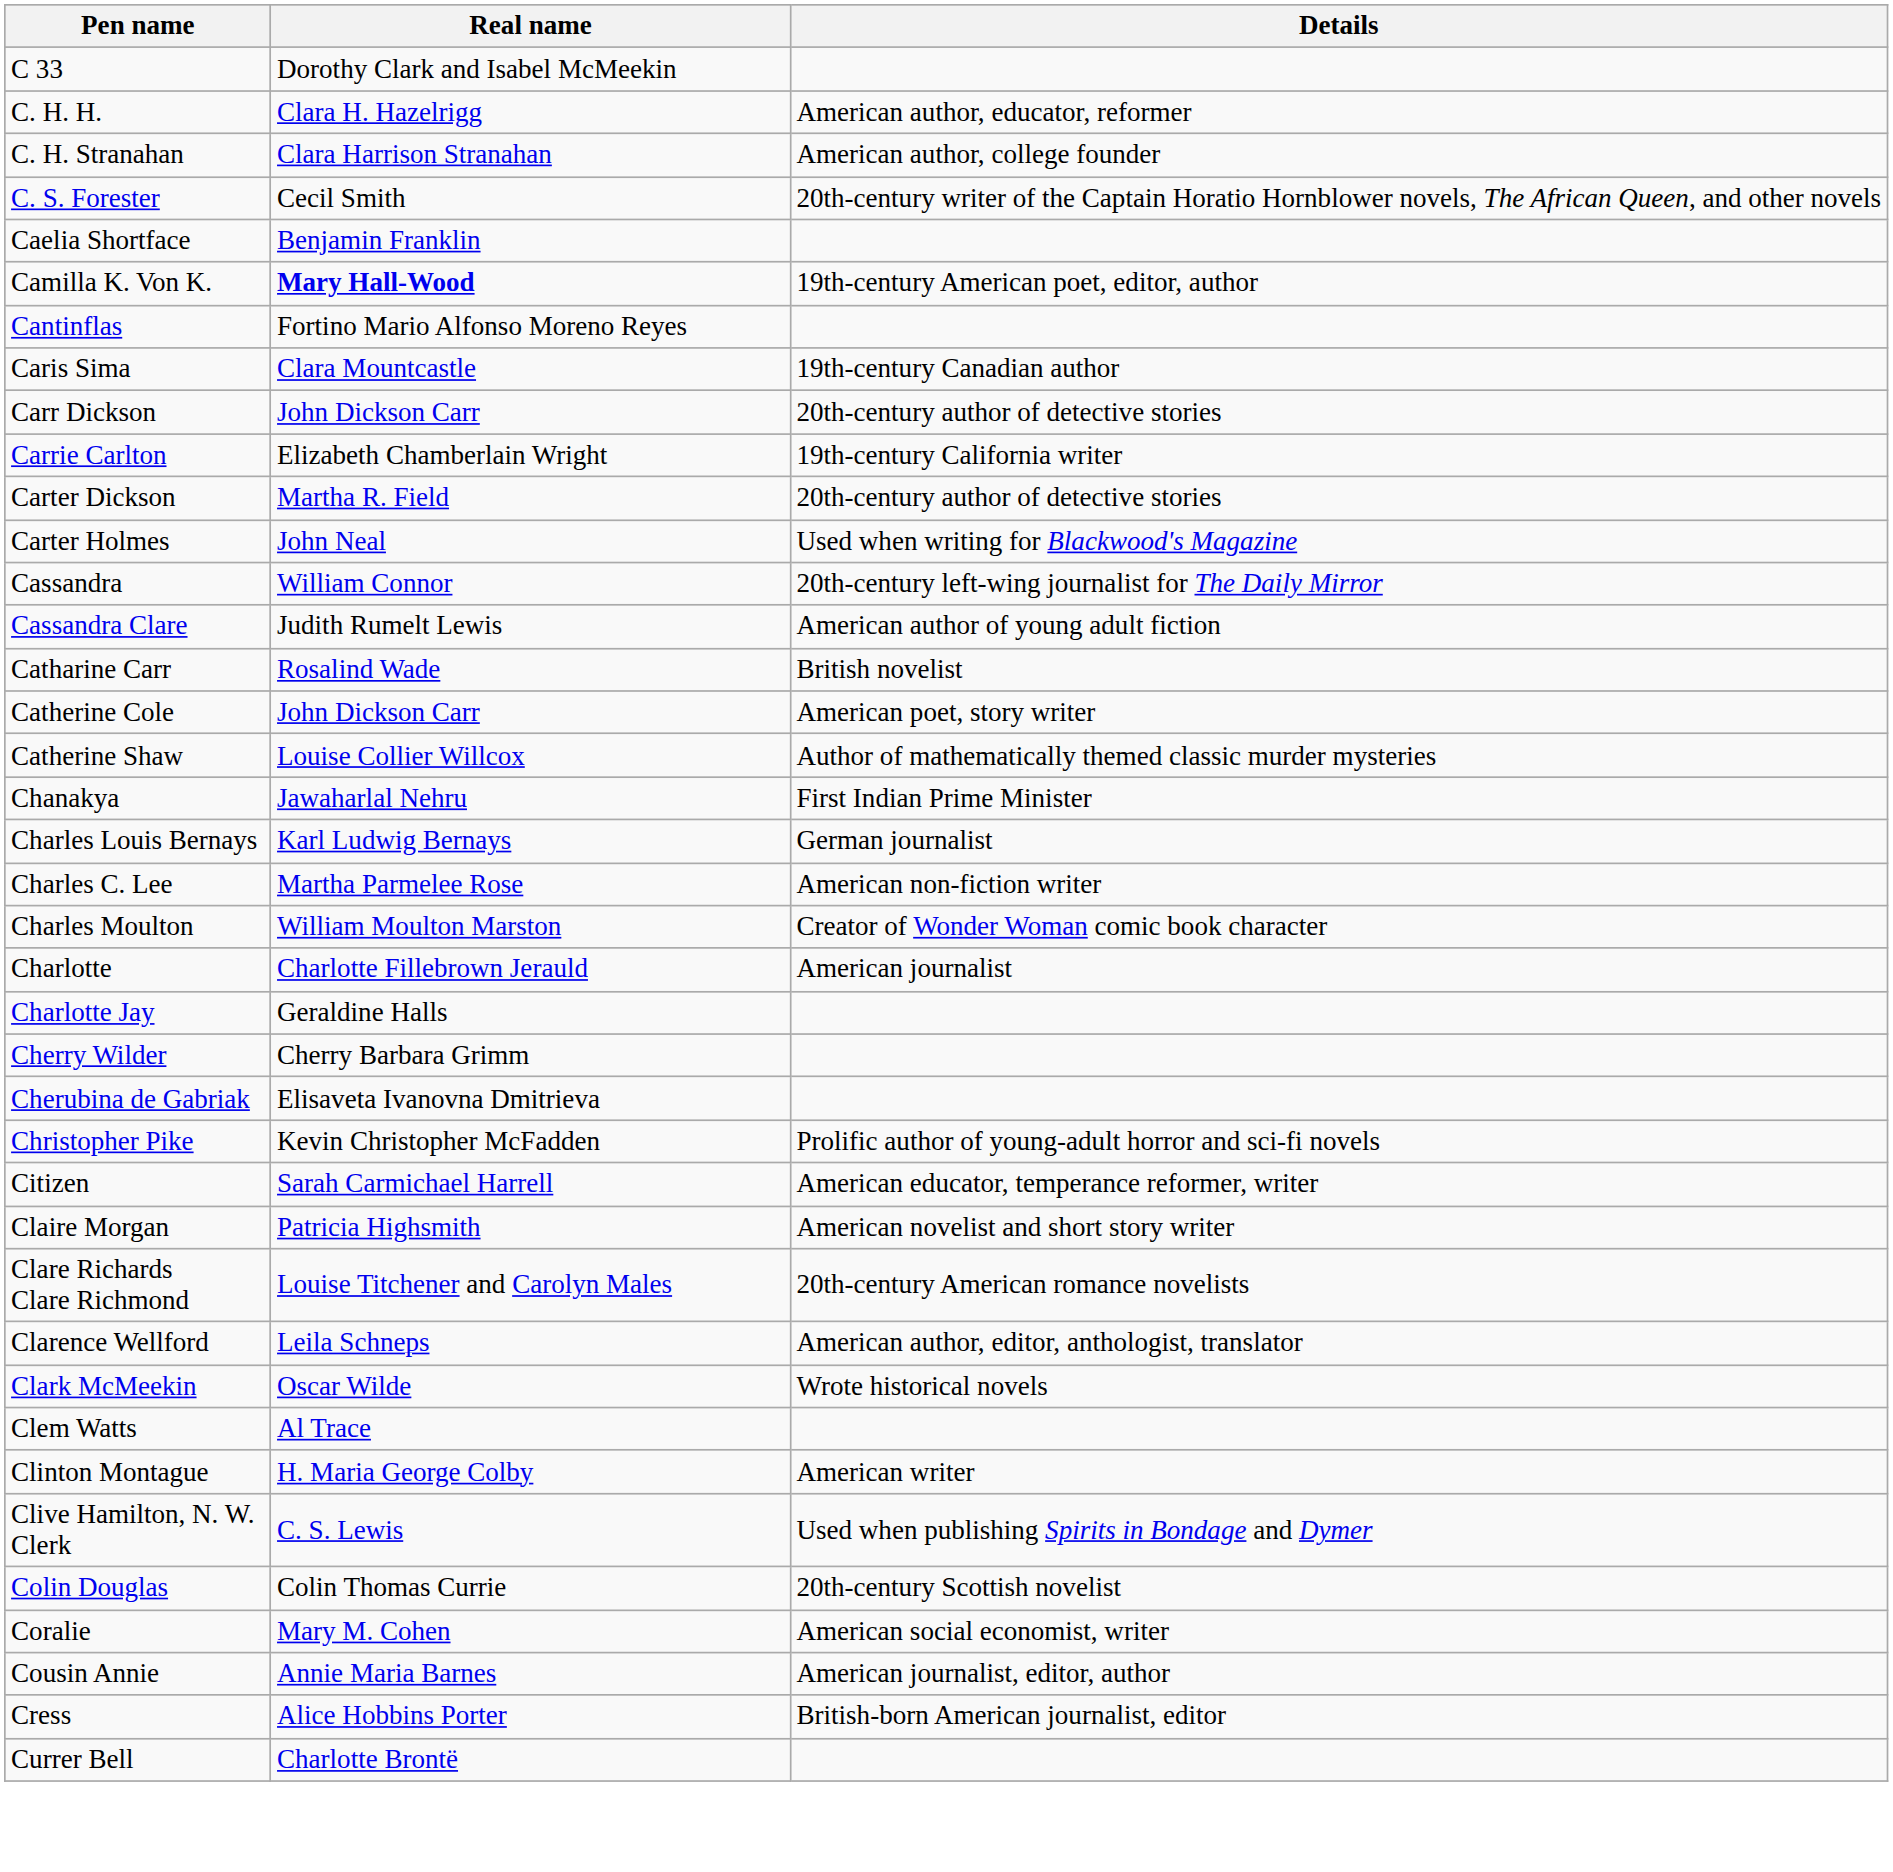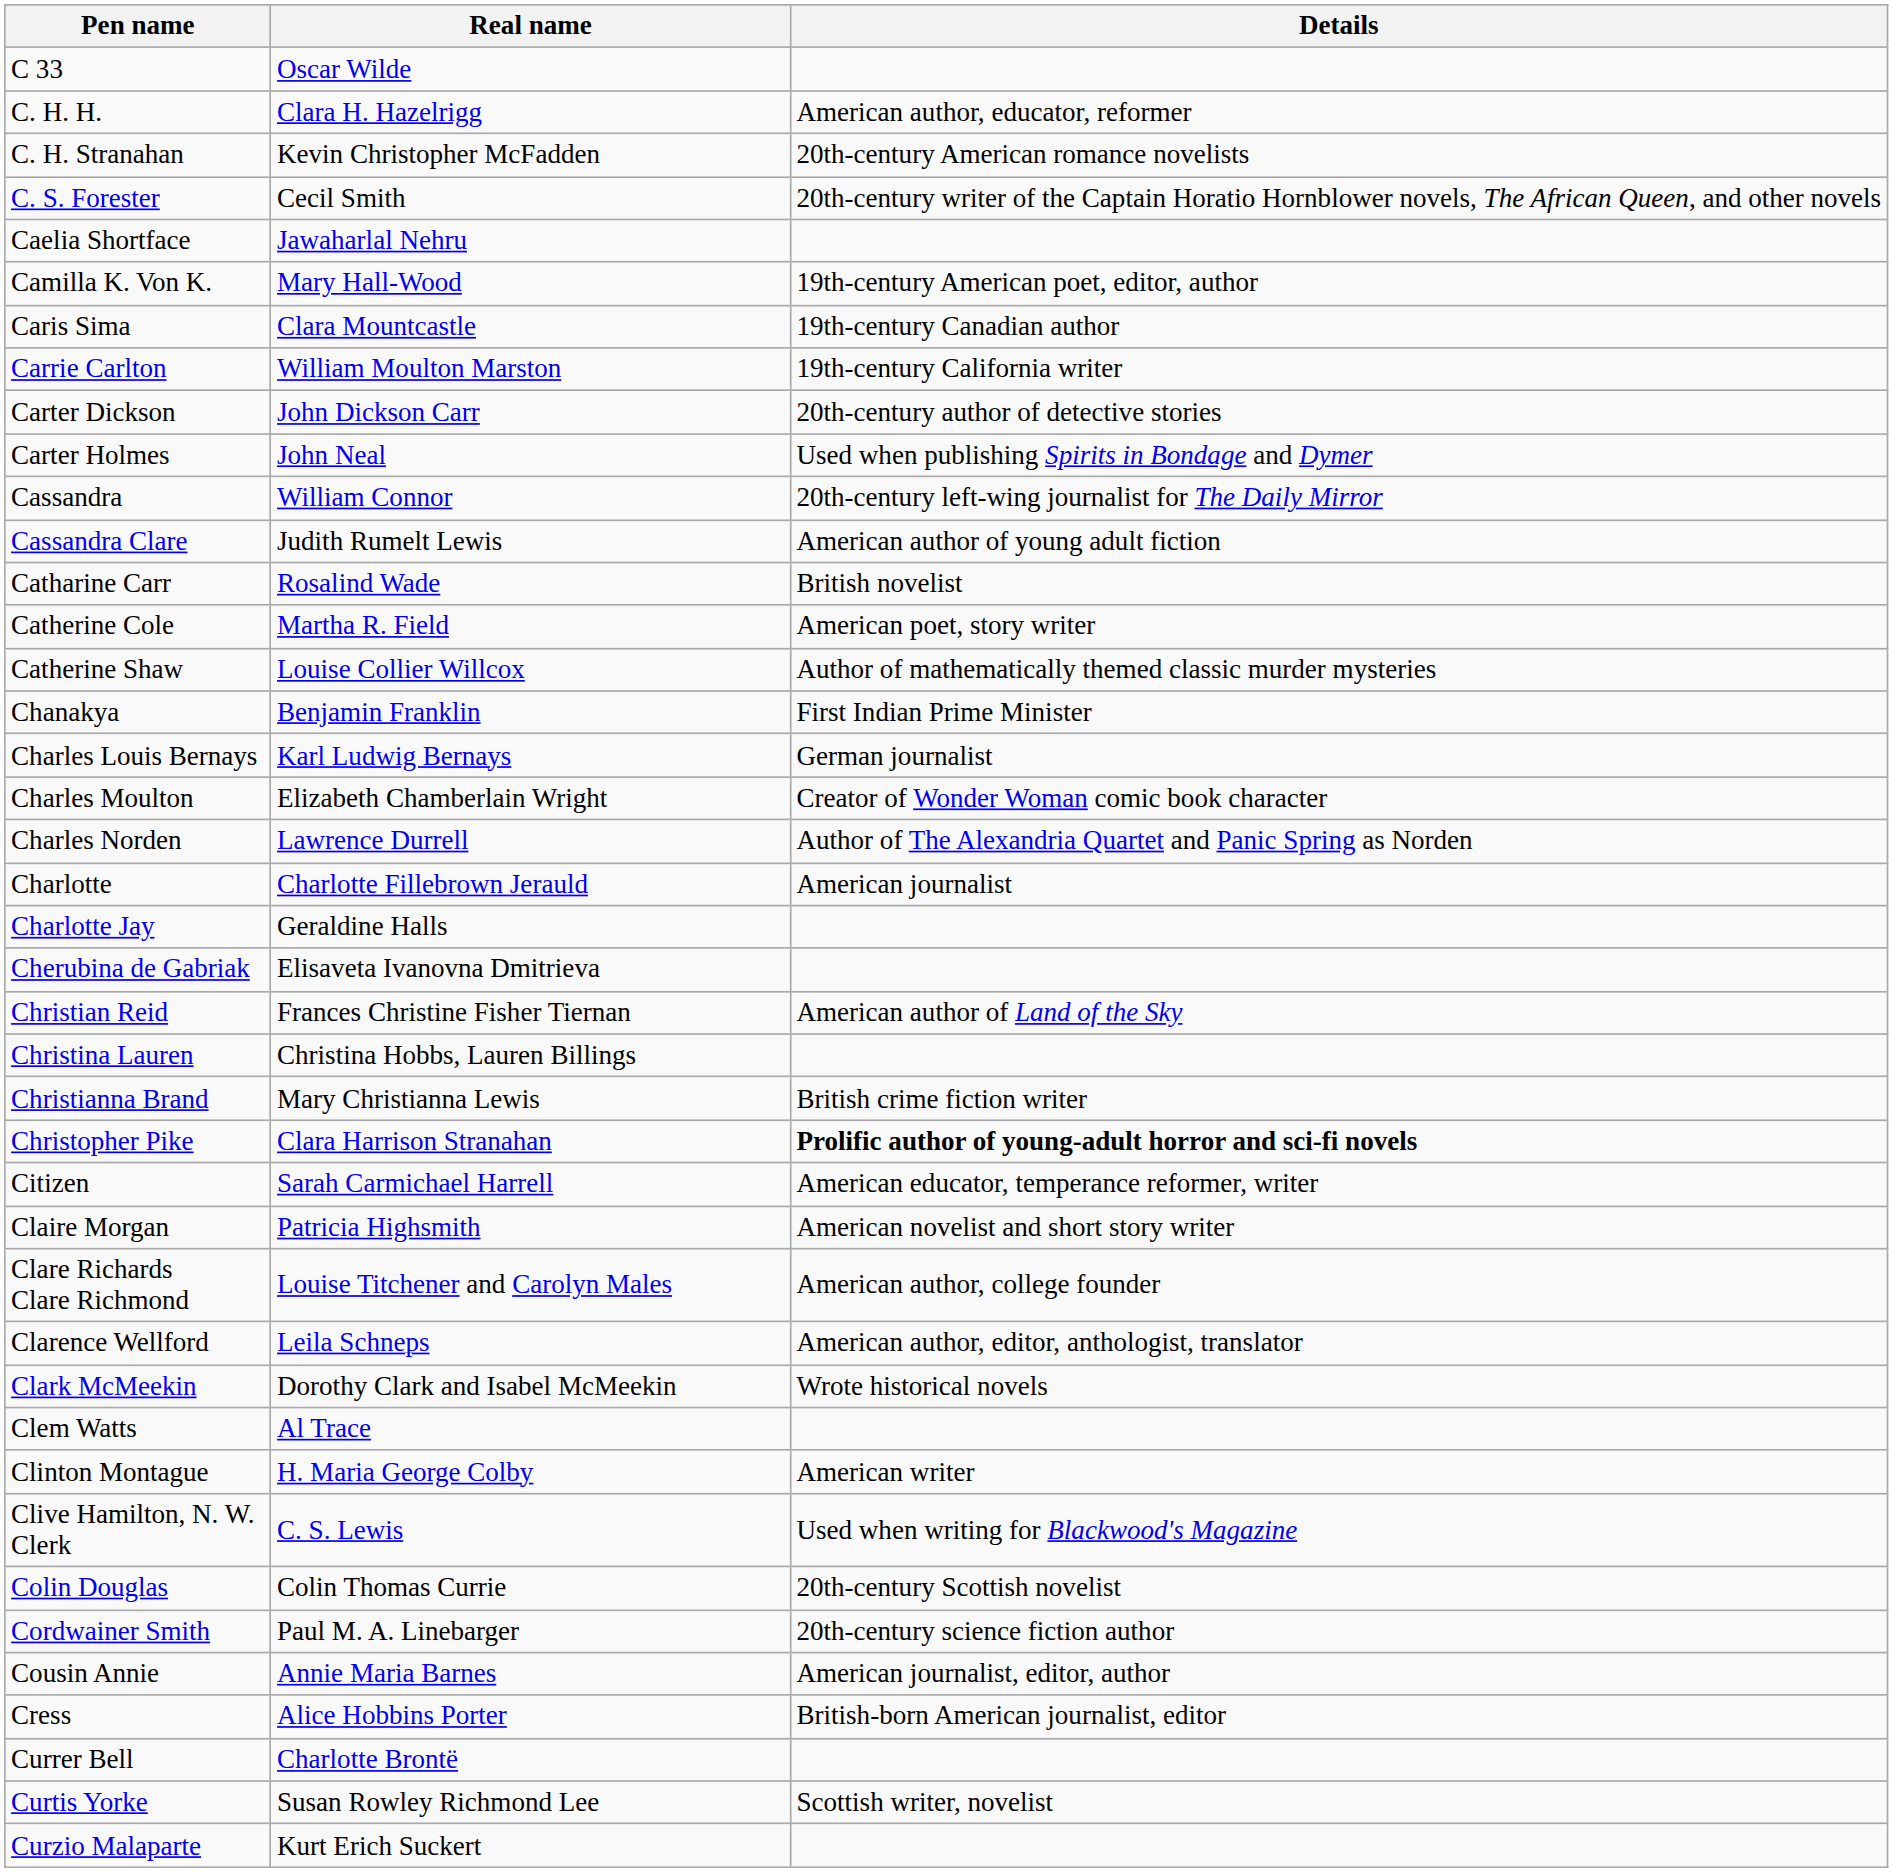(477, 68) Dorothy Clark and Isabel McMeekin -> (344, 68) Oscar Wilde
(414, 154) Clara Harrison Stranahan -> (439, 154) Kevin Christopher McFadden
(978, 154) American author, college founder -> (1023, 154) 20th-century American romance novelists
(379, 240) Benjamin Franklin -> (372, 240) Jawaharlal Nehru
(376, 283) bold -> (369, 283) normal
- row: (67, 326)
- row: (84, 411)
(442, 454) Elizabeth Chamberlain Wright -> (419, 369) William Moulton Marston
(363, 497) Martha R. Field -> (378, 411) John Dickson Carr
(1047, 540) Used when writing for Blackwood's Magazine -> (1085, 454) Used when publishing Spirits in Bondage and Dymer
(378, 712) John Dickson Carr -> (363, 626) Martha R. Field
(372, 797) Jawaharlal Nehru -> (379, 712) Benjamin Franklin
- row: (92, 883)
(419, 926) William Moulton Marston -> (442, 797) Elizabeth Chamberlain Wright
+ row: (96, 840)
- row: (89, 1055)
+ row: (90, 1012)
+ row: (102, 1055)
+ row: (110, 1098)
(439, 1140) Kevin Christopher McFadden -> (414, 1140) Clara Harrison Stranahan
(1088, 1140) normal -> (1107, 1140) bold
(1023, 1284) 20th-century American romance novelists -> (978, 1284) American author, college founder
(344, 1385) Oscar Wilde -> (477, 1385) Dorothy Clark and Isabel McMeekin
(1085, 1529) Used when publishing Spirits in Bondage and Dymer -> (1047, 1529) Used when writing for Blackwood's Magazine
- row: (51, 1630)
+ row: (111, 1630)
+ row: (79, 1802)
+ row: (106, 1845)
